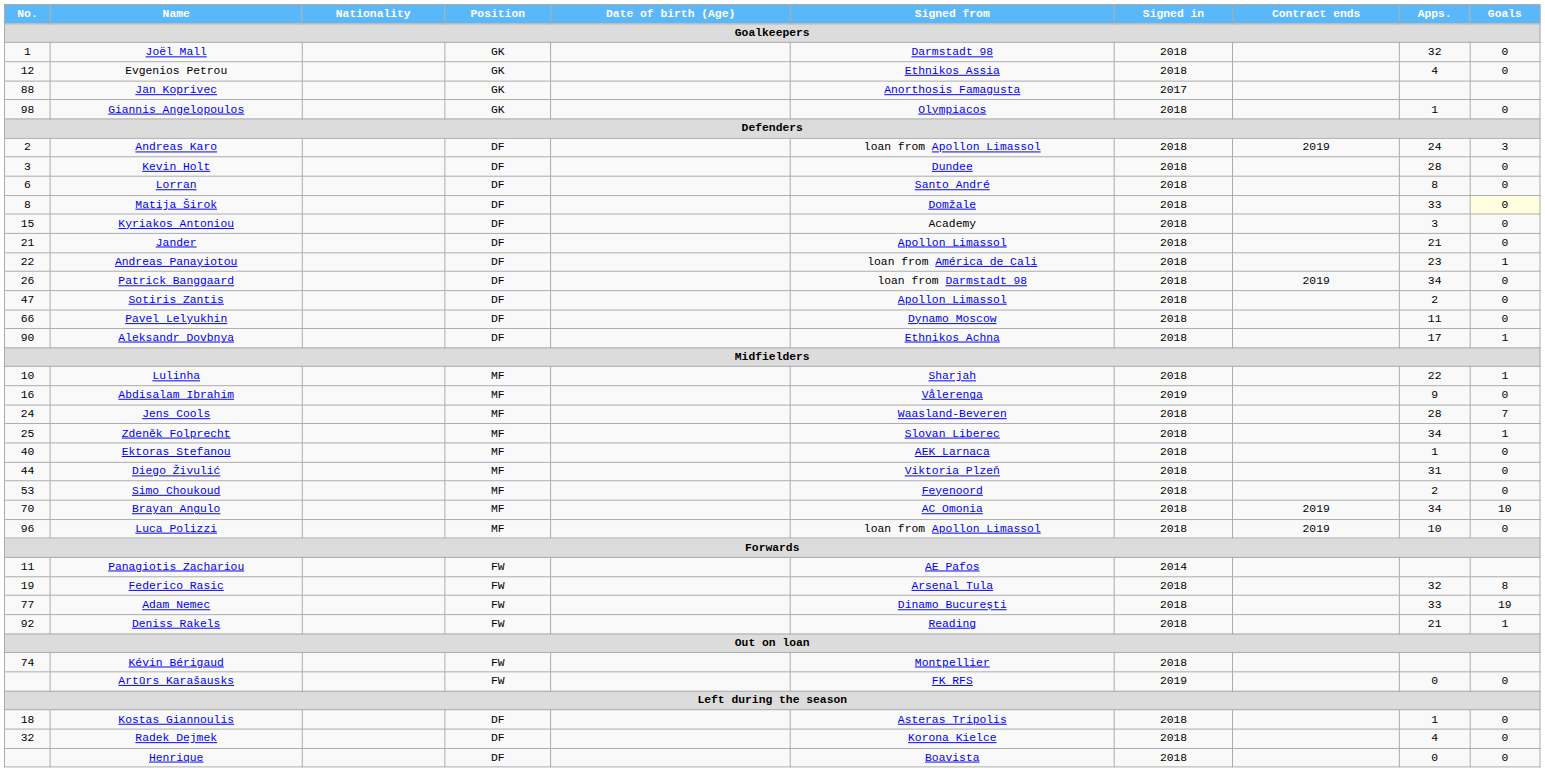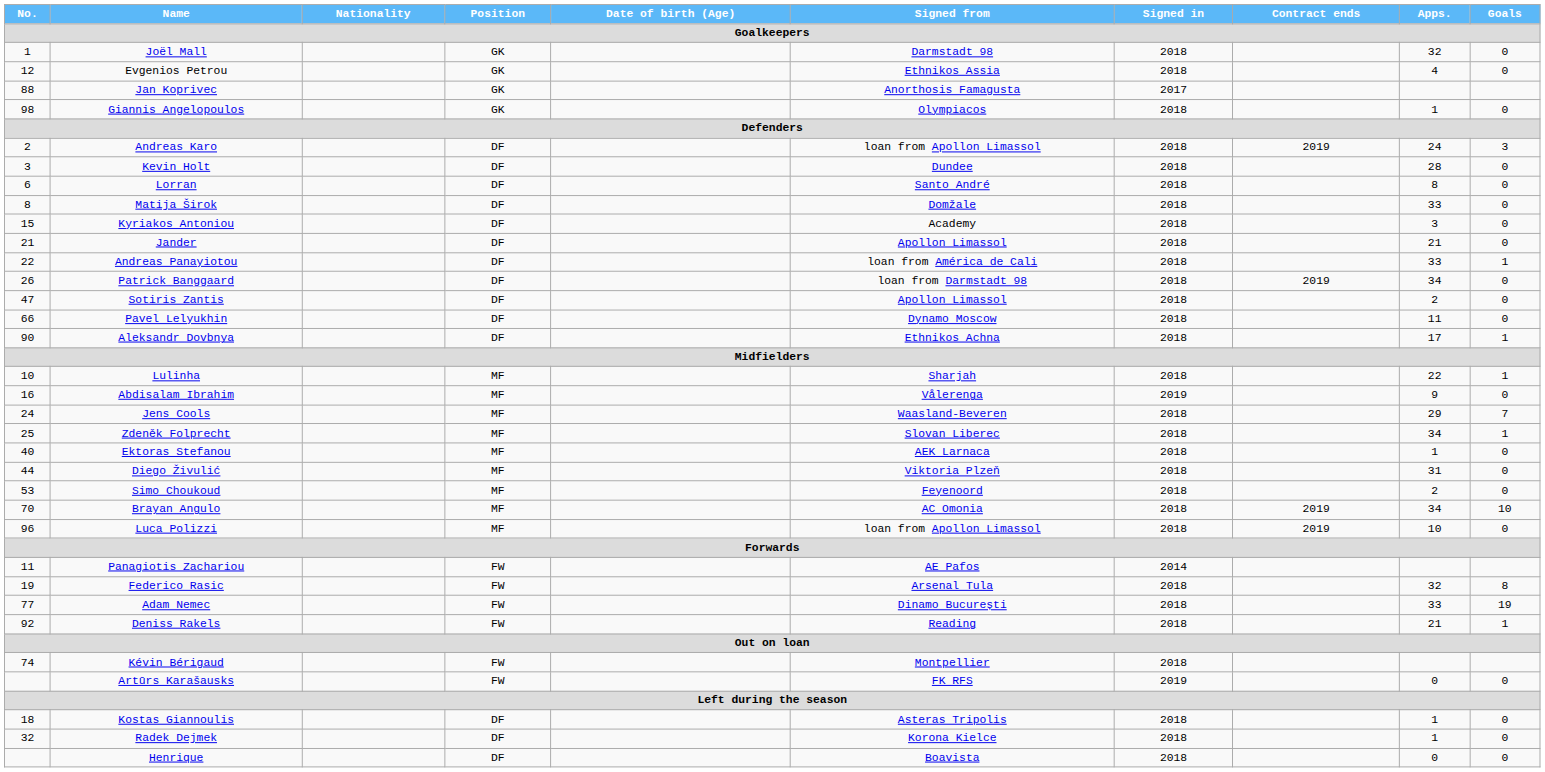(1505, 204) lightyellow background -> (1505, 204) no background
(1435, 262) 23 -> (1435, 262) 33
(1435, 414) 28 -> (1435, 414) 29
(1435, 738) 4 -> (1435, 738) 1
